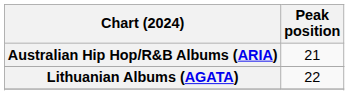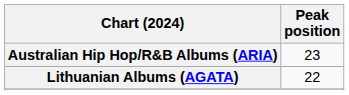(312, 54) 21 -> (312, 54) 23
